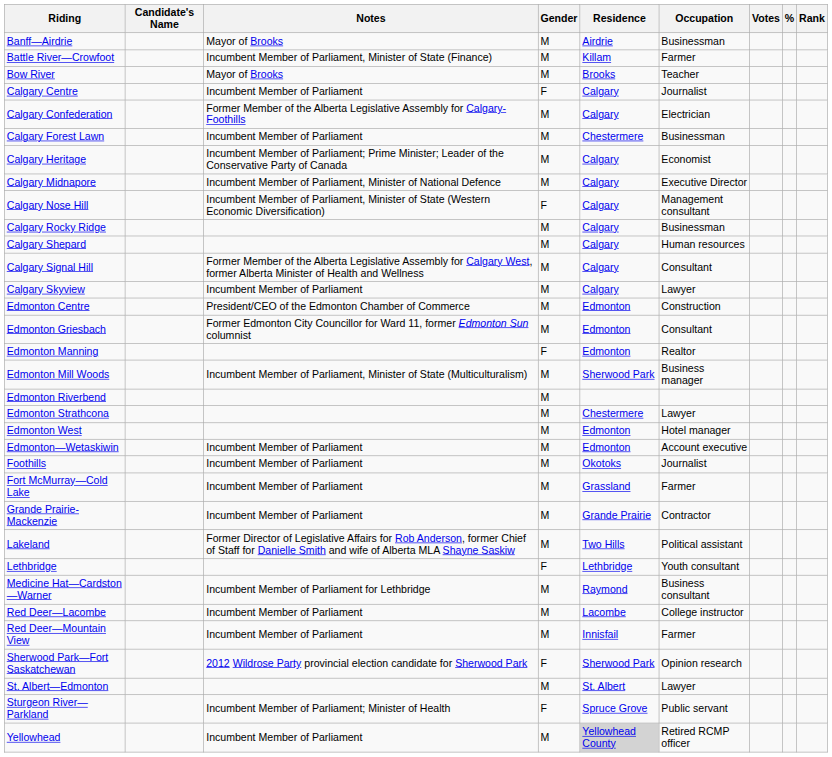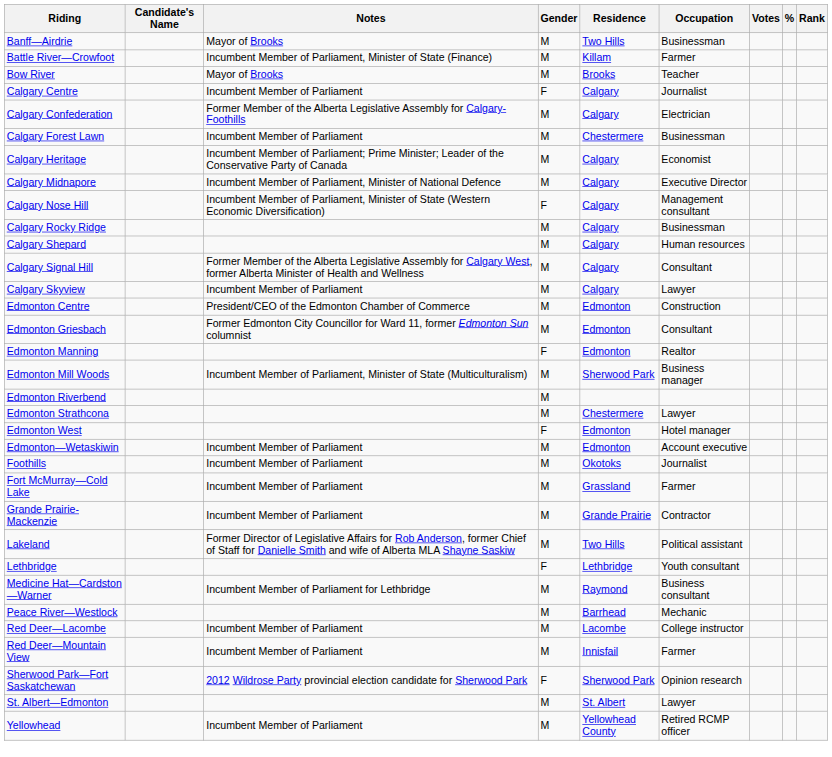(598, 41) Airdrie -> (603, 41) Two Hills
(545, 430) M -> (544, 430) F
+ row: (62, 612)
- row: (47, 709)
(609, 737) lightgrey background -> (609, 725) no background
